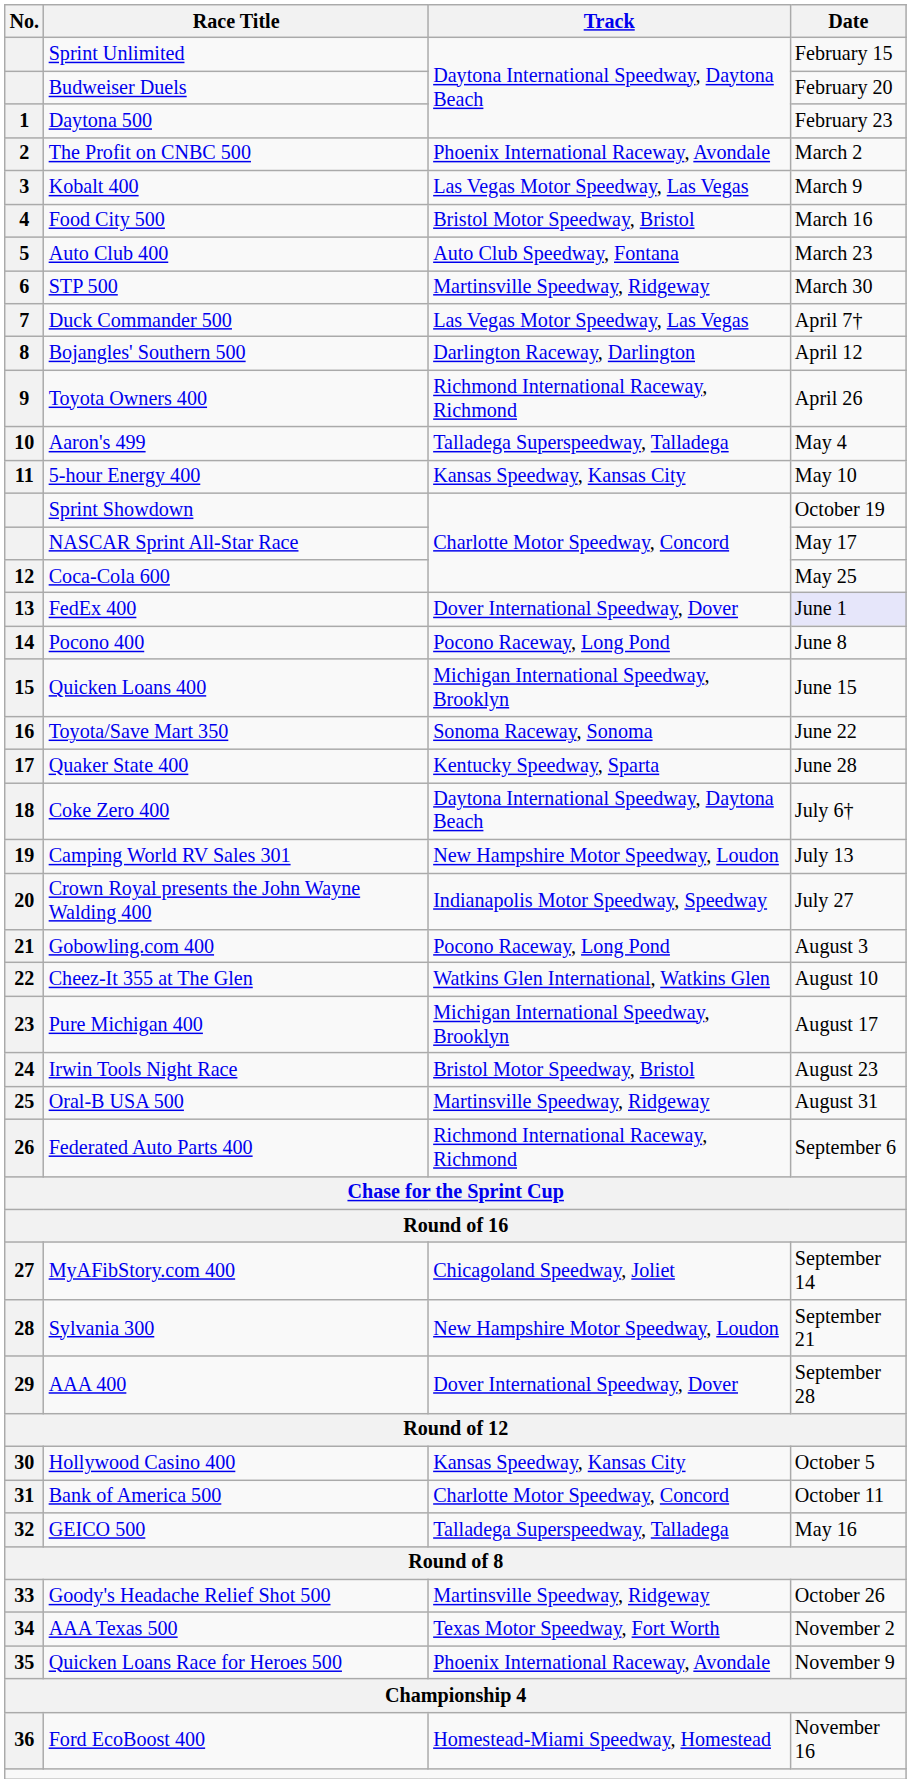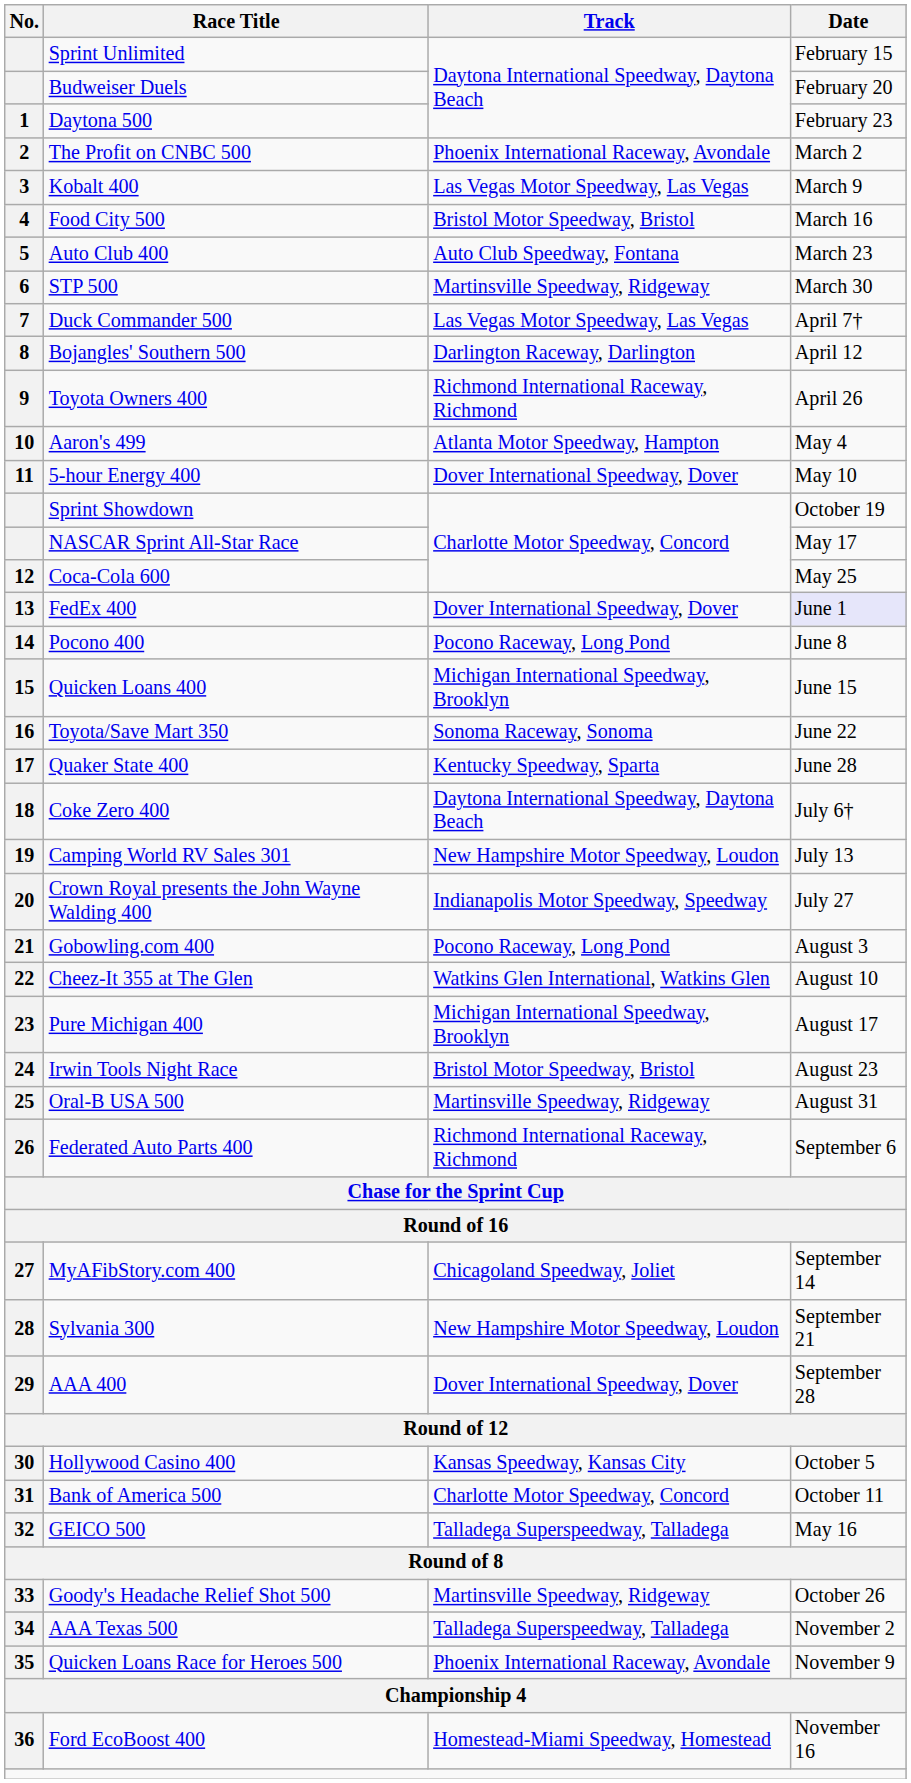(581, 442) Talladega Superspeedway, Talladega -> (576, 442) Atlanta Motor Speedway, Hampton
(559, 476) Kansas Speedway, Kansas City -> (586, 476) Dover International Speedway, Dover
(576, 1628) Texas Motor Speedway, Fort Worth -> (581, 1628) Talladega Superspeedway, Talladega
